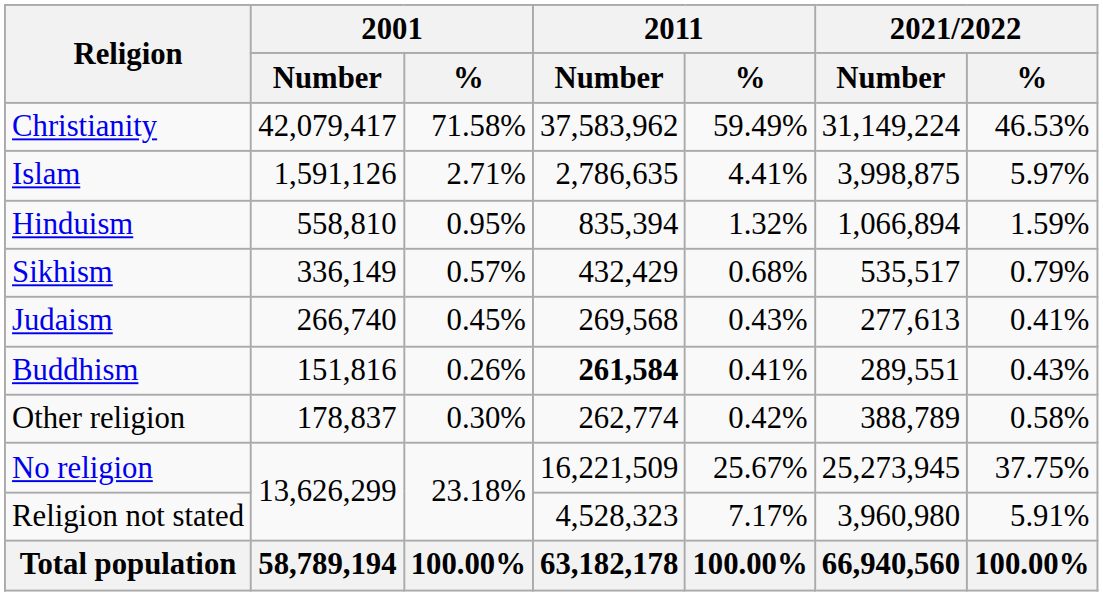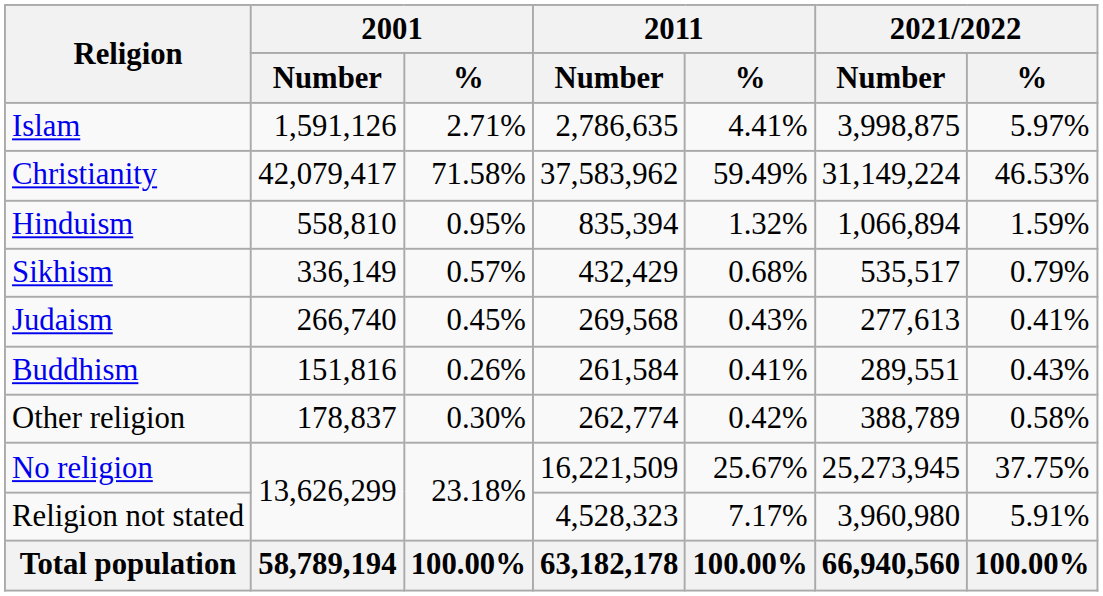rows swapped: (85, 126) <-> (46, 175)
(628, 369) bold -> (628, 369) normal
